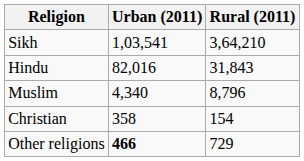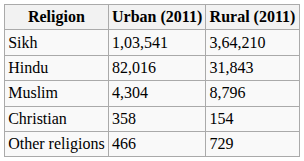(130, 93) 4,340 -> (130, 93) 4,304
(124, 144) bold -> (124, 144) normal
